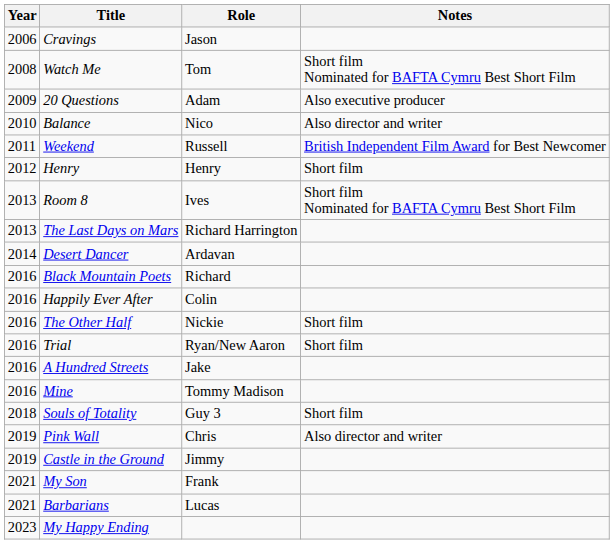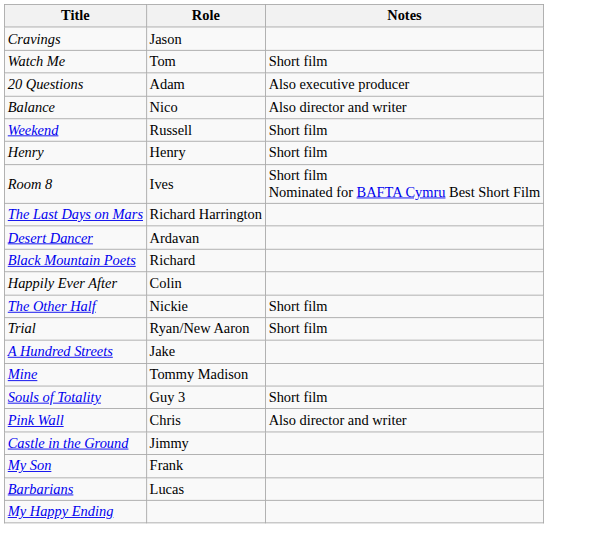- column: (22, 15)
(440, 69) Short film Nominated for BAFTA Cymru Best Short Film -> (298, 61) Short film
(455, 146) British Independent Film Award for Best Newcomer -> (298, 130) Short film
